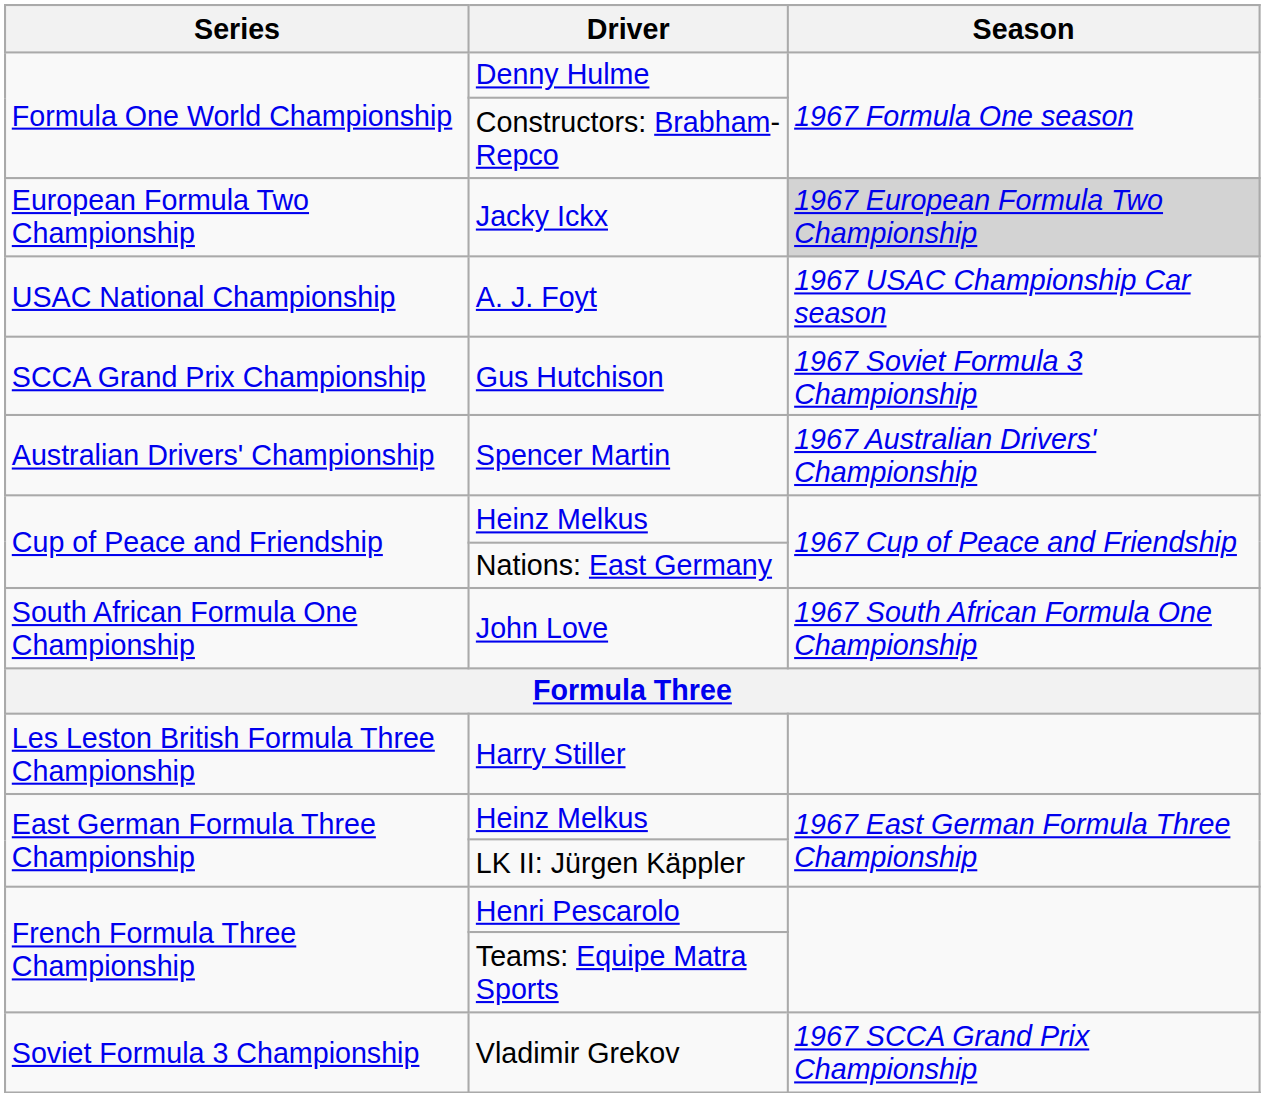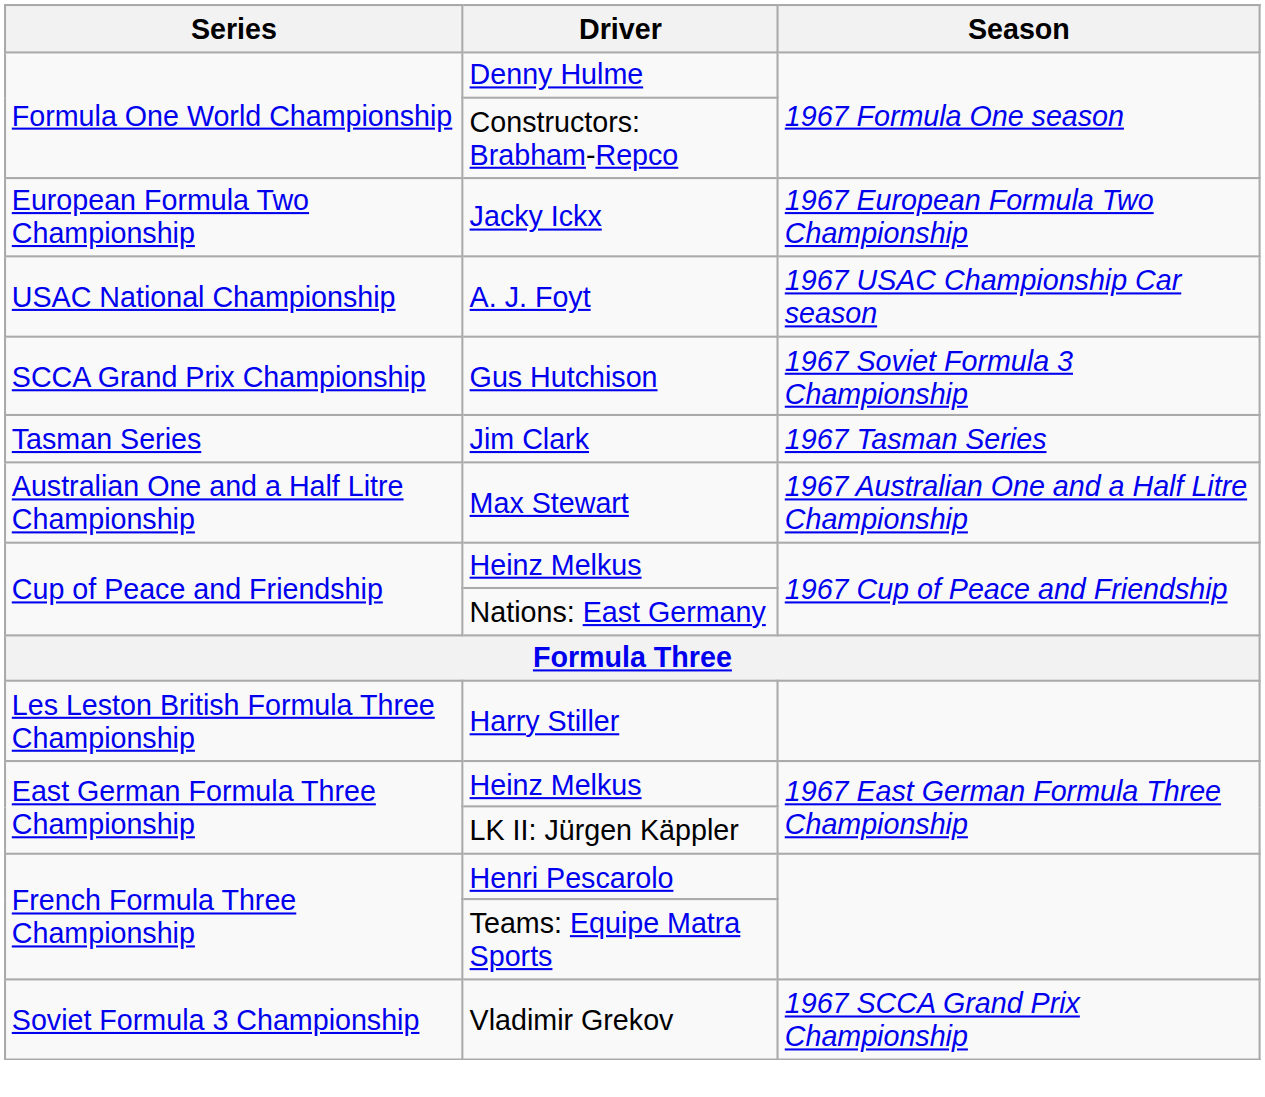(979, 217) lightgrey background -> (969, 217) no background
+ row: (107, 439)
- row: (223, 455)
+ row: (208, 502)
- row: (185, 628)
